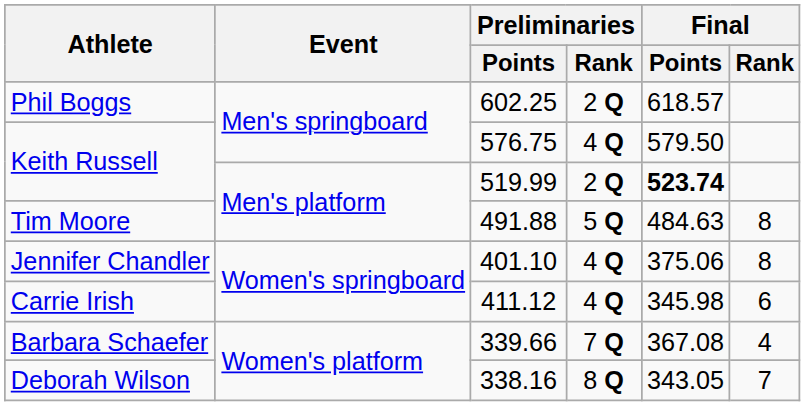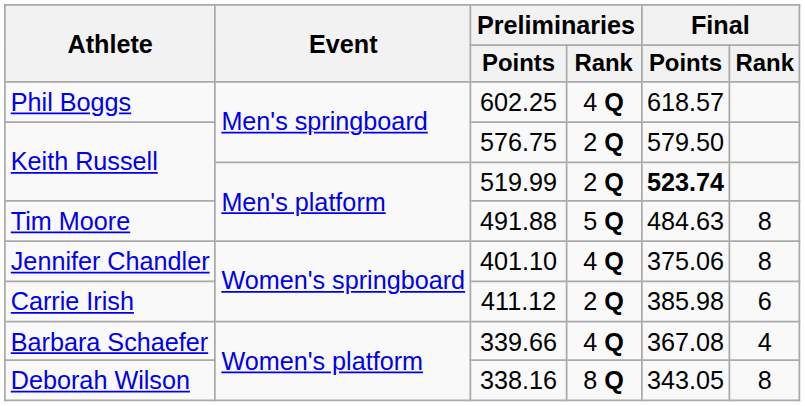(604, 103) 2 Q -> (604, 103) 4 Q
(604, 142) 4 Q -> (604, 142) 2 Q
(604, 302) 4 Q -> (604, 302) 2 Q
(685, 302) 345.98 -> (685, 302) 385.98
(604, 341) 7 Q -> (604, 341) 4 Q
(765, 381) 7 -> (765, 381) 8
